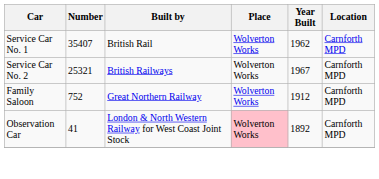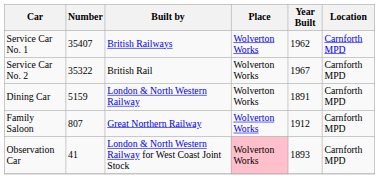(130, 44) British Rail -> (140, 44) British Railways
(80, 70) 25321 -> (80, 70) 35322
(140, 70) British Railways -> (130, 70) British Rail
+ row: (28, 97)
(75, 97) 752 -> (75, 123) 807
(300, 129) 1892 -> (300, 155) 1893
